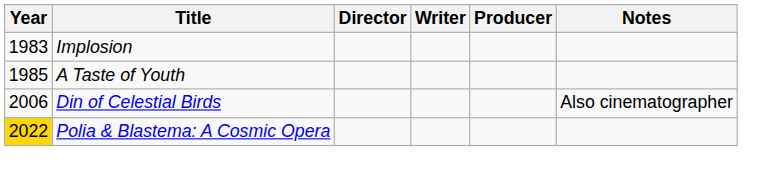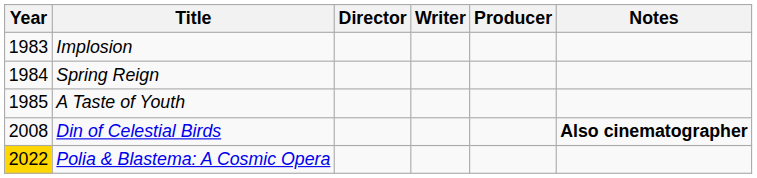+ row: (108, 74)
(28, 103) 2006 -> (28, 131) 2008
(647, 103) normal -> (654, 131) bold
